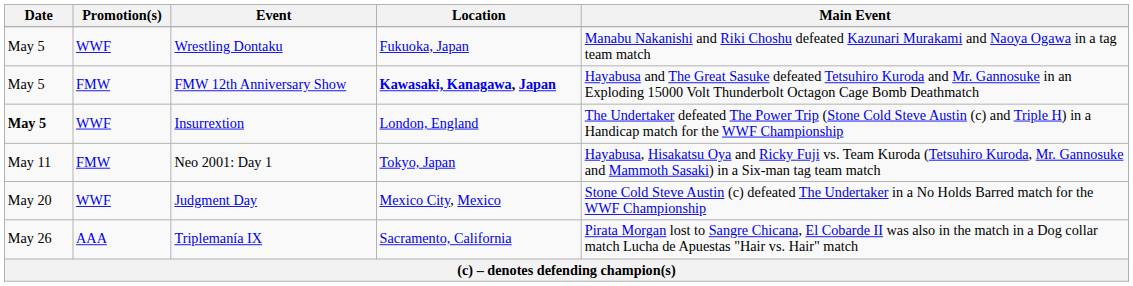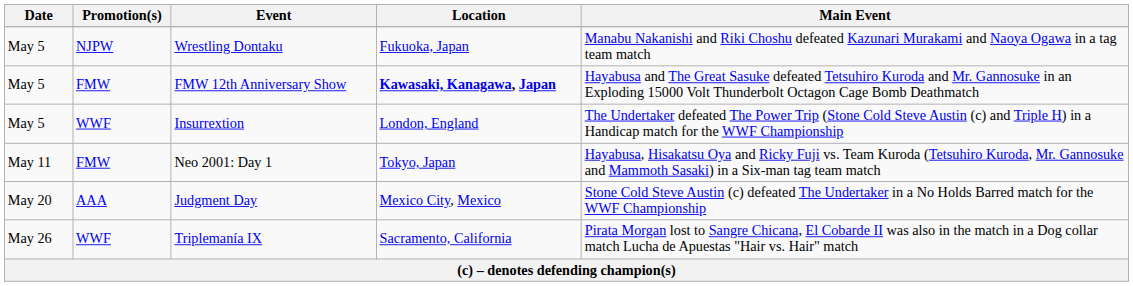(93, 46) WWF -> (95, 46) NJPW
(27, 123) bold -> (26, 123) normal
(93, 200) WWF -> (92, 200) AAA
(92, 239) AAA -> (93, 239) WWF
